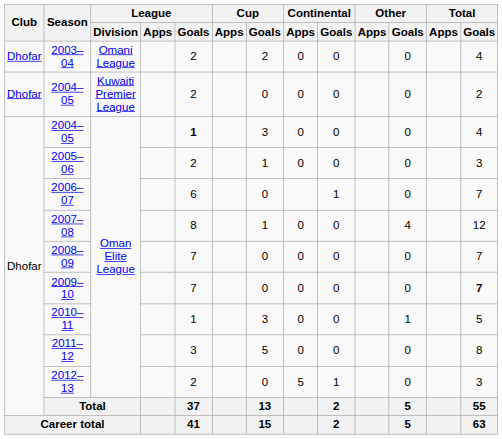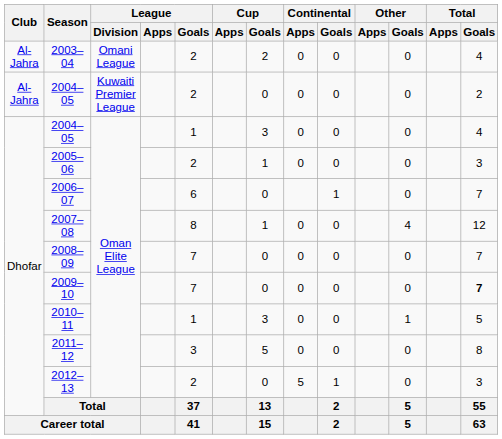(24, 56) Dhofar -> (24, 56) Al-Jahra
(24, 94) Dhofar -> (24, 94) Al-Jahra
(193, 132) bold -> (193, 132) normal
